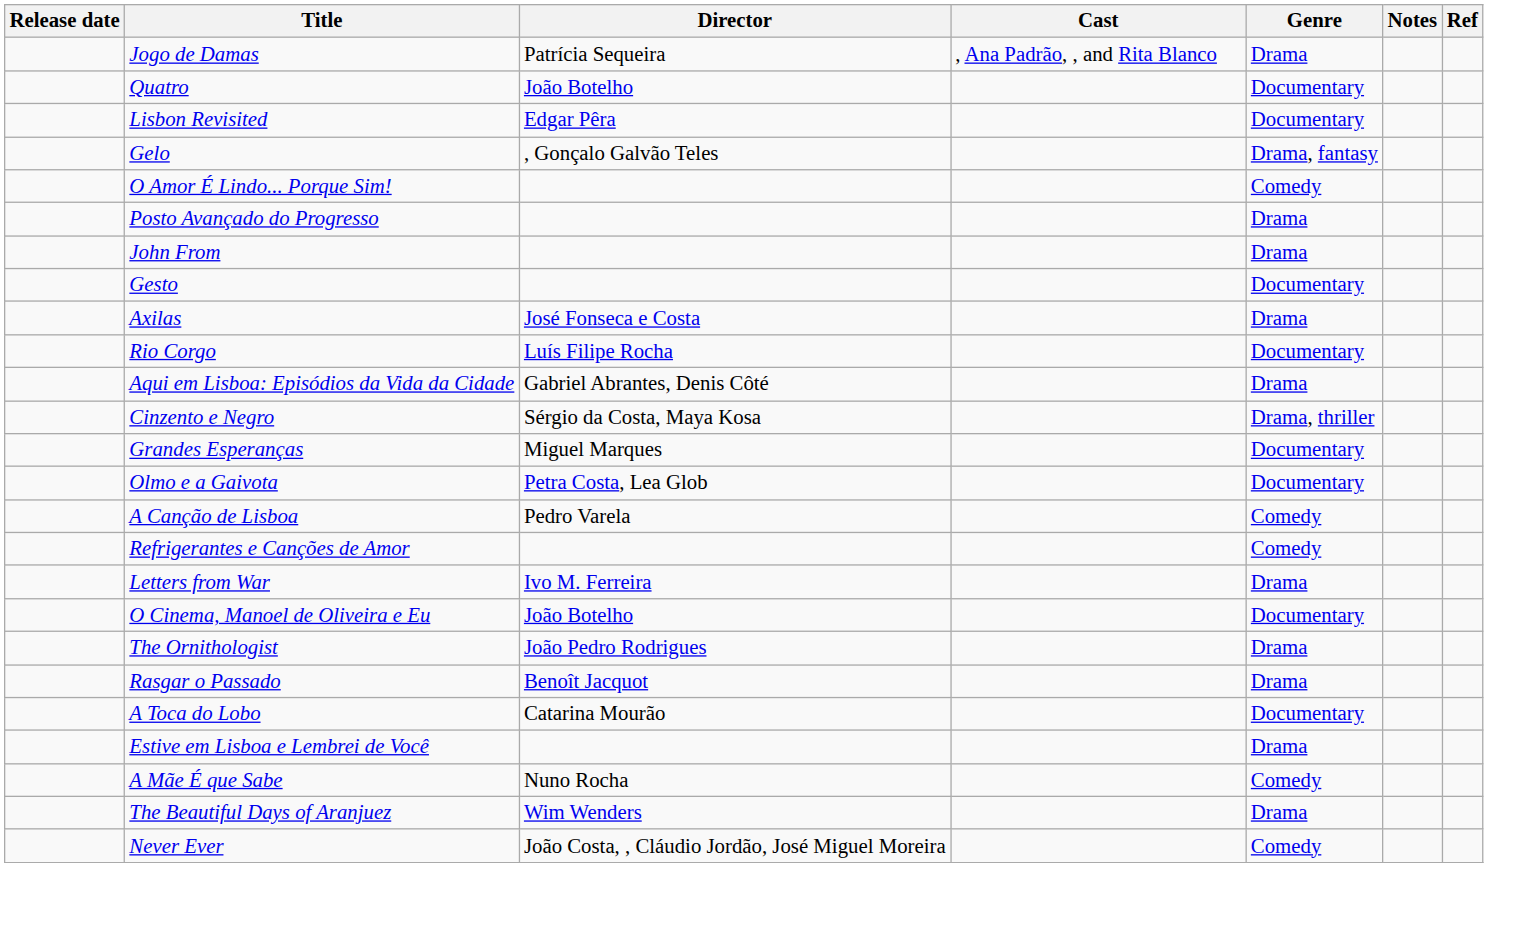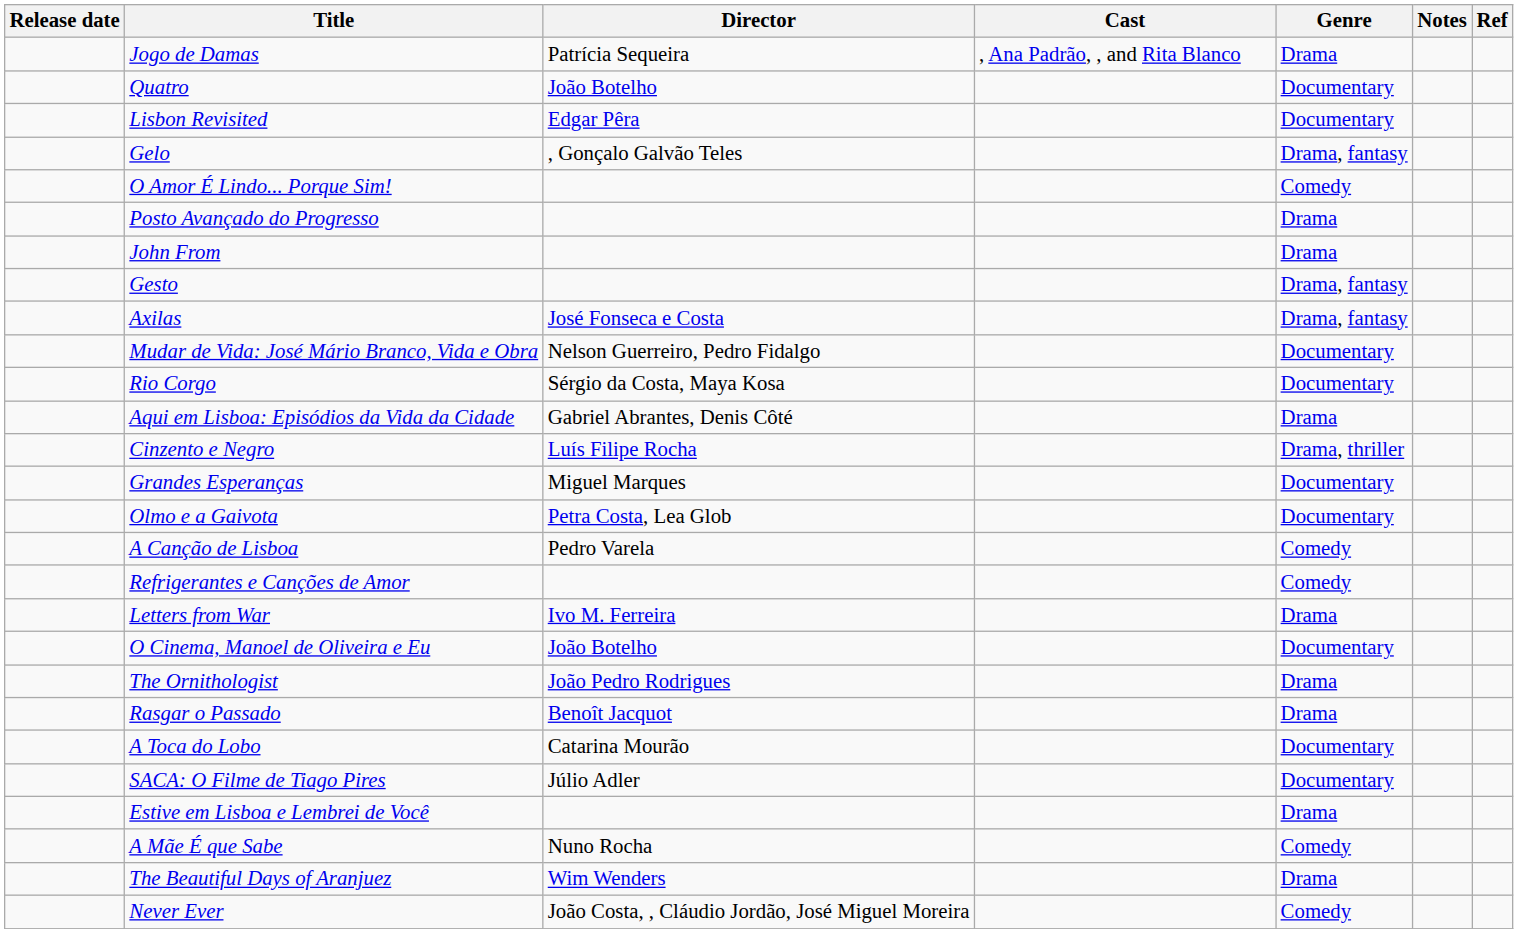(1307, 284) Documentary -> (1344, 284) Drama, fantasy
(1279, 317) Drama -> (1344, 317) Drama, fantasy
+ row: (334, 350)
(598, 350) Luís Filipe Rocha -> (666, 383) Sérgio da Costa, Maya Kosa
(642, 416) Sérgio da Costa, Maya Kosa -> (622, 449) Luís Filipe Rocha
+ row: (258, 779)
